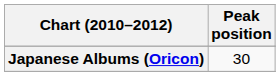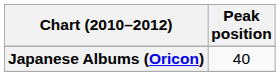(241, 58) 30 -> (241, 58) 40
